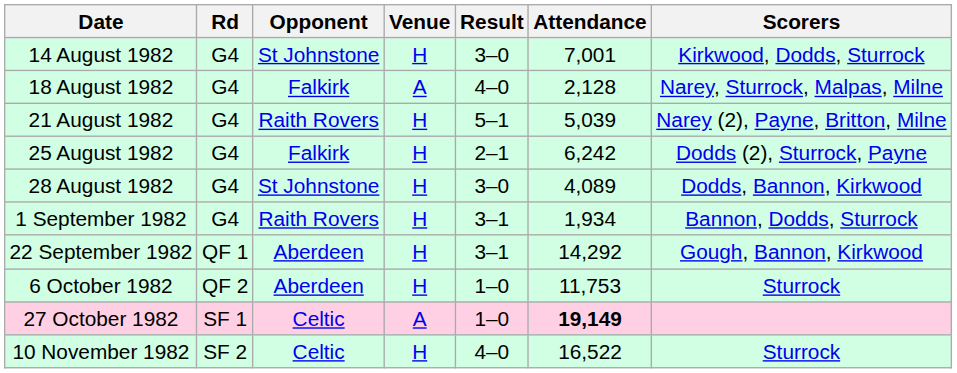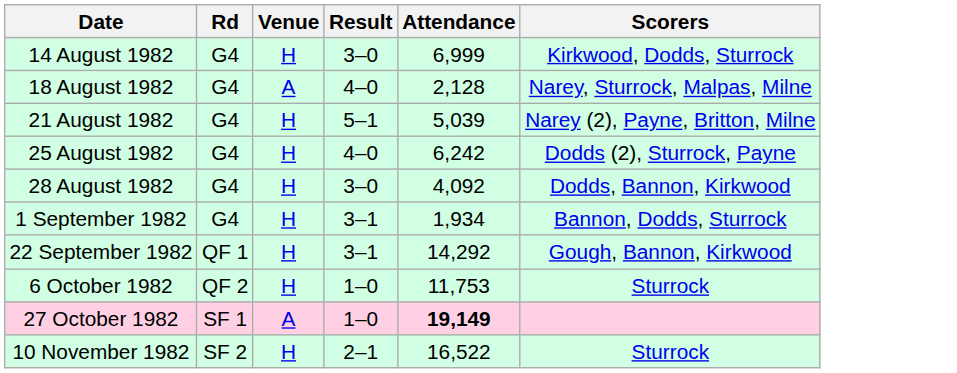- column: (319, 21)
(590, 54) 7,001 -> (459, 54) 6,999
(492, 153) 2–1 -> (361, 153) 4–0
(590, 186) 4,089 -> (459, 186) 4,092
(492, 351) 4–0 -> (361, 351) 2–1
